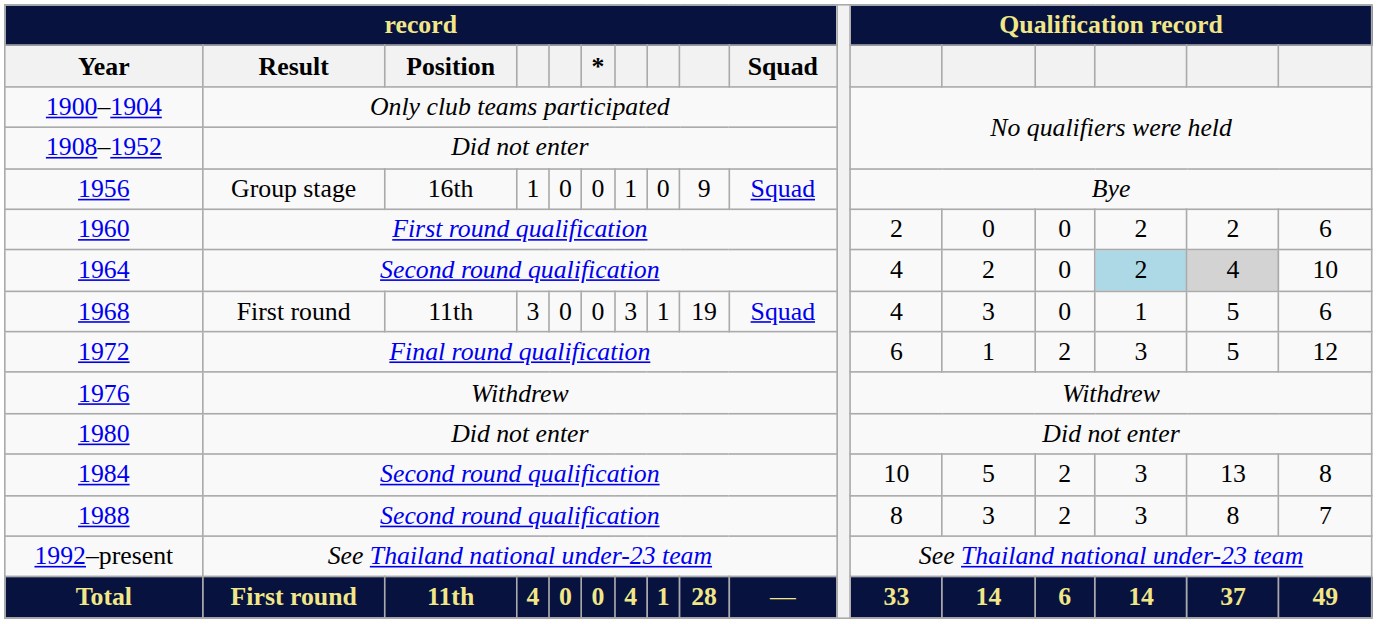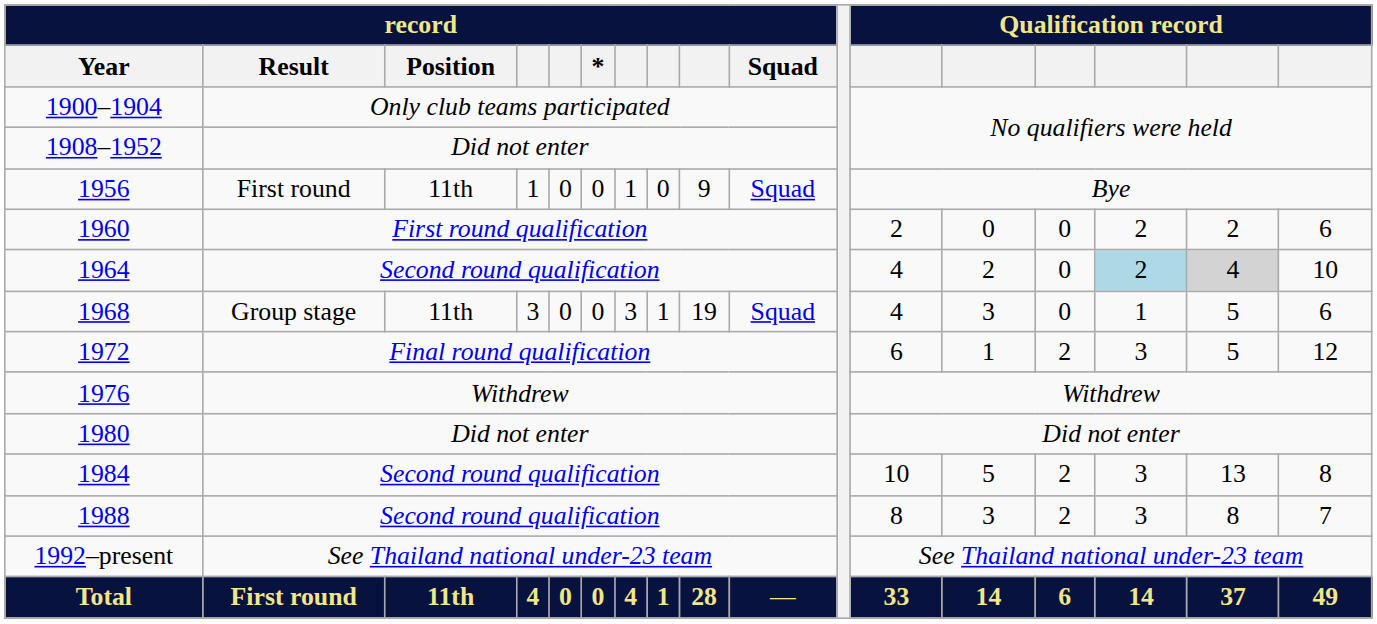(294, 188) Group stage -> (294, 188) First round
(451, 188) 16th -> (451, 188) 11th
(294, 310) First round -> (294, 310) Group stage
